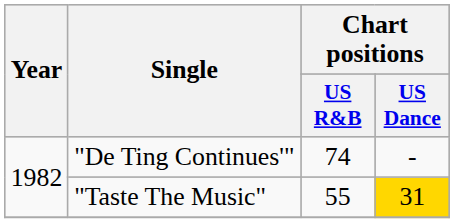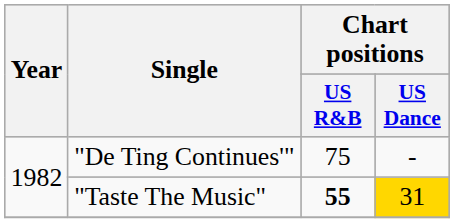(338, 156) 74 -> (338, 156) 75
(338, 197) normal -> (338, 197) bold
